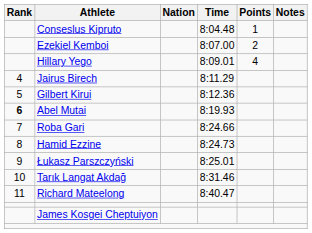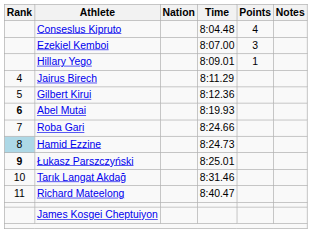(255, 29) 1 -> (255, 29) 4
(255, 45) 2 -> (255, 45) 3
(255, 62) 4 -> (255, 62) 1
(19, 144) no background -> (19, 144) lightblue background
(19, 161) normal -> (19, 161) bold
